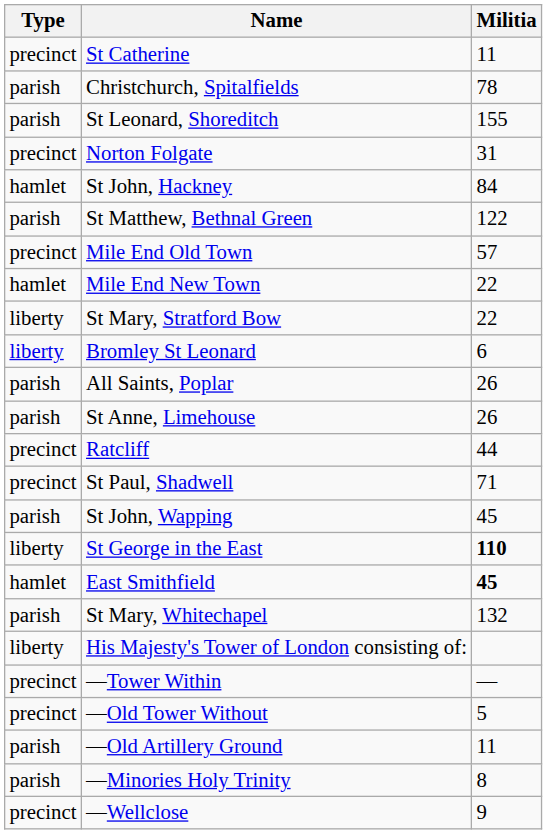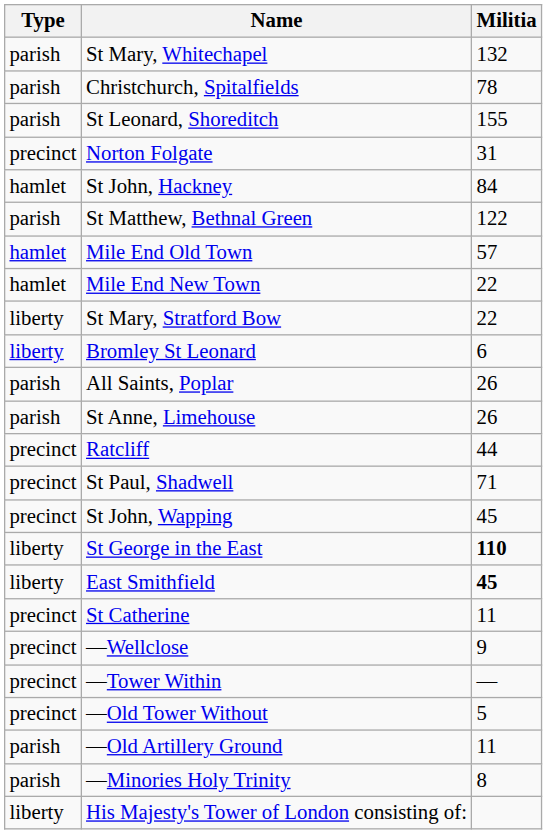rows swapped: (177, 614) <-> (138, 53)
(43, 251) precinct -> (38, 251) hamlet
(35, 515) parish -> (43, 515) precinct
(38, 581) hamlet -> (37, 581) liberty
rows swapped: (276, 647) <-> (137, 812)
